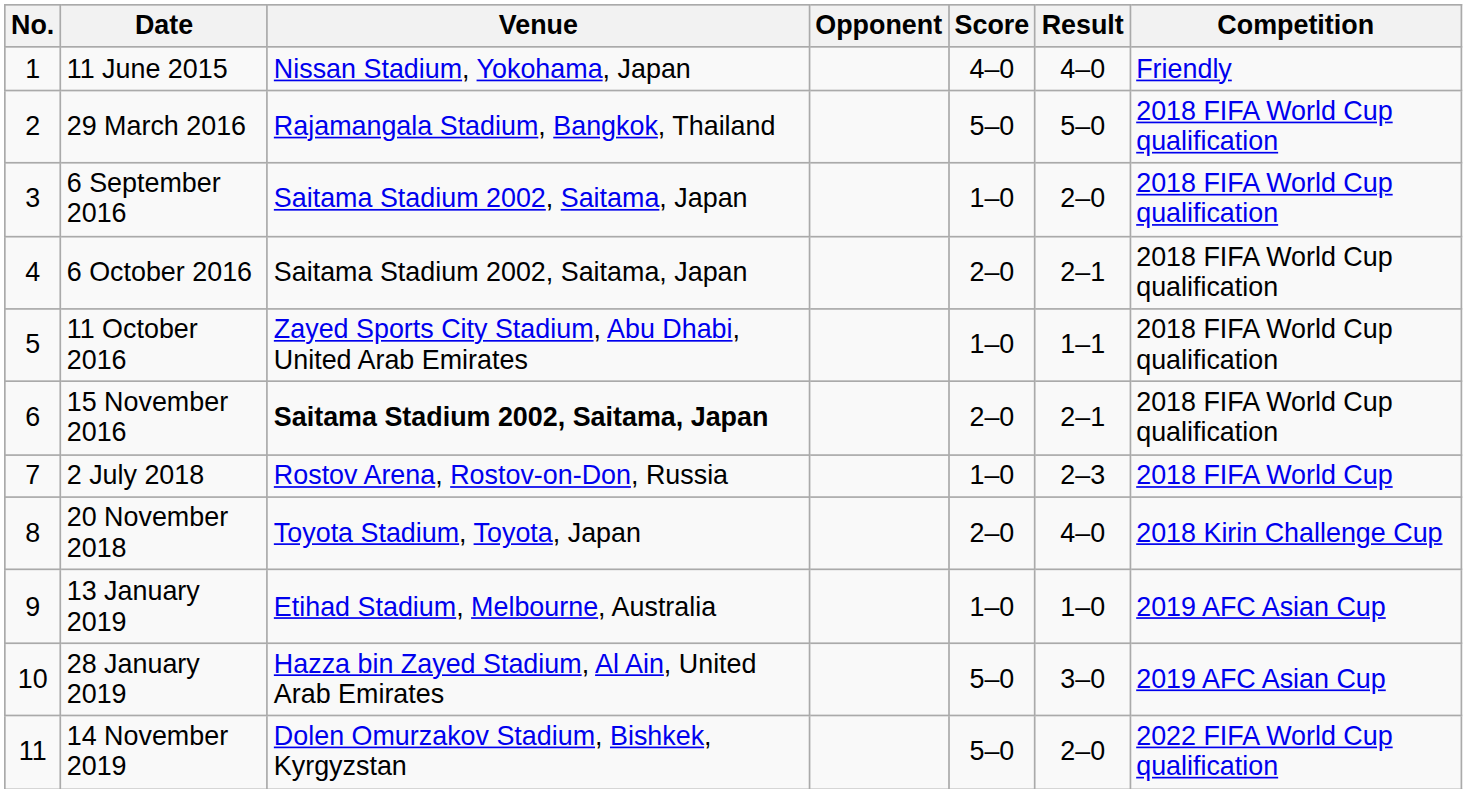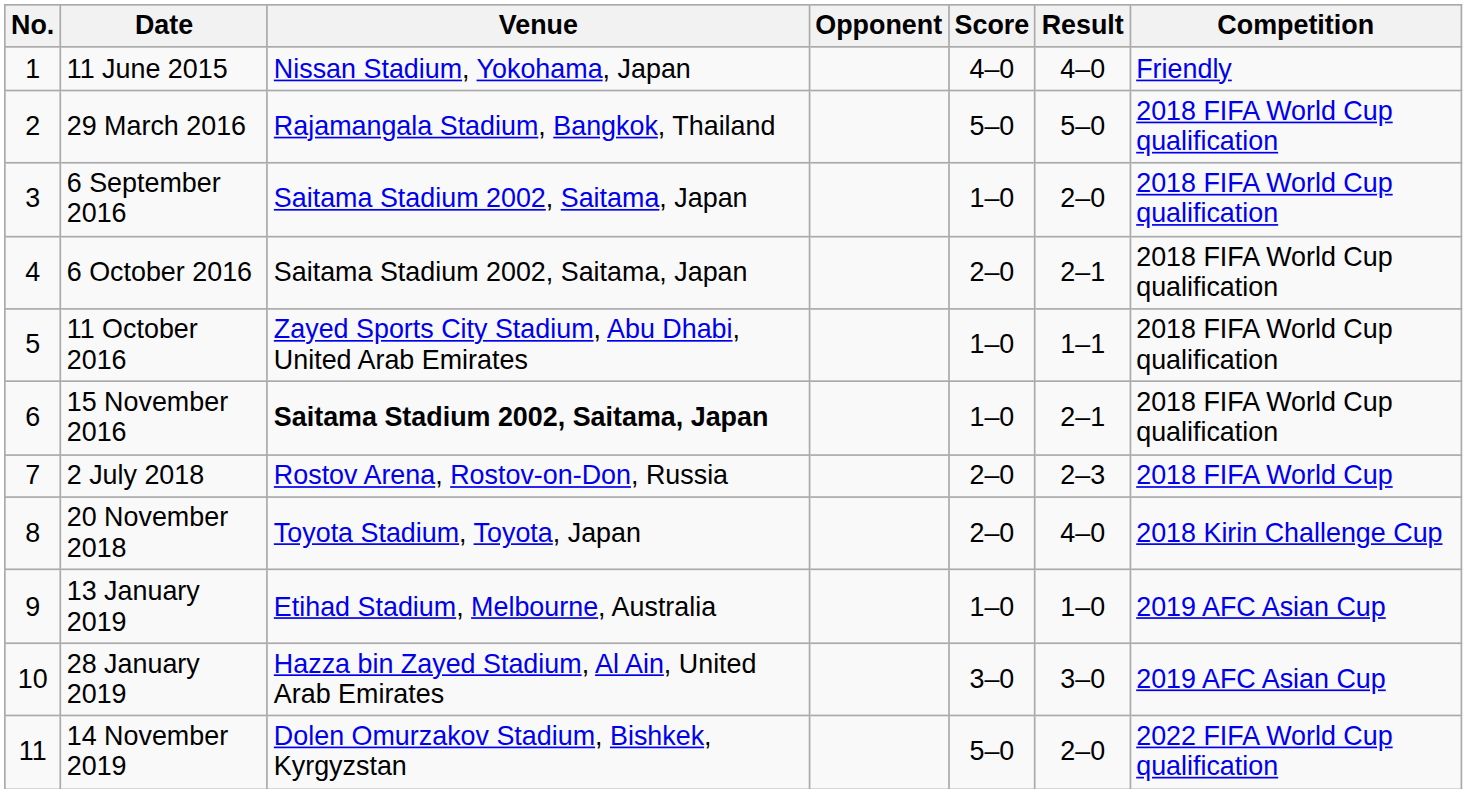(992, 417) 2–0 -> (992, 417) 1–0
(992, 475) 1–0 -> (992, 475) 2–0
(992, 678) 5–0 -> (992, 678) 3–0
